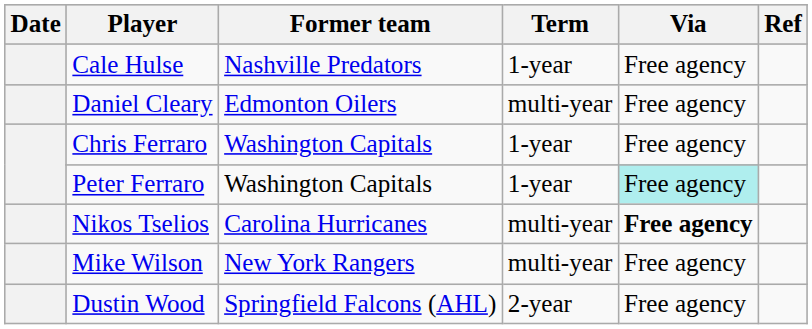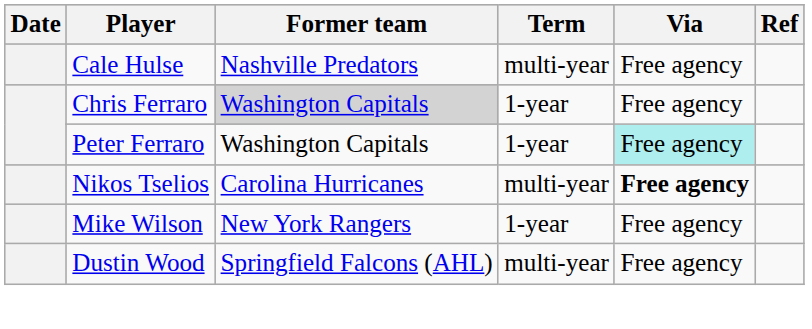(540, 64) 1-year -> (557, 64) multi-year
- row: (142, 104)
(328, 143) no background -> (325, 104) lightgrey background
(560, 263) multi-year -> (536, 223) 1-year
(540, 303) 2-year -> (557, 263) multi-year
